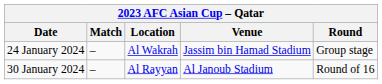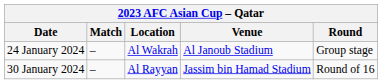(247, 50) Jassim bin Hamad Stadium -> (228, 50) Al Janoub Stadium
(228, 69) Al Janoub Stadium -> (247, 69) Jassim bin Hamad Stadium
